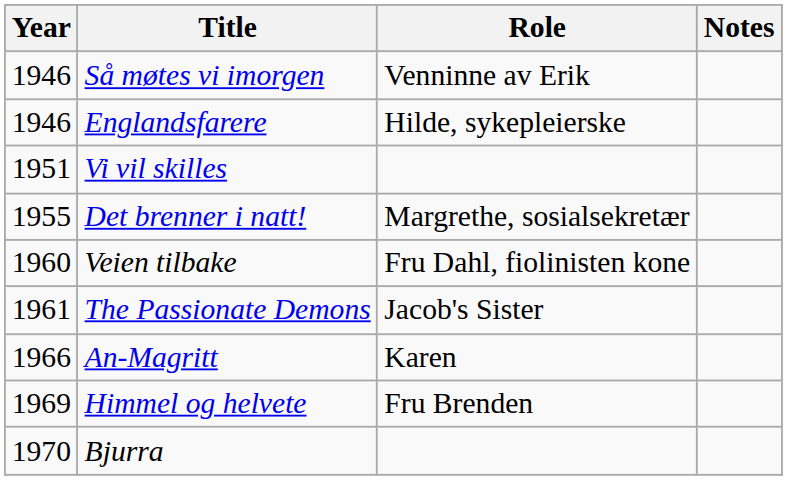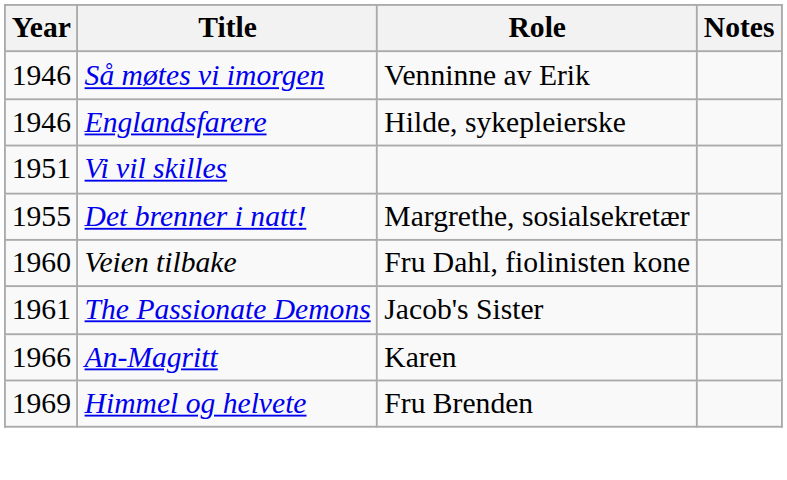- row: (124, 450)
